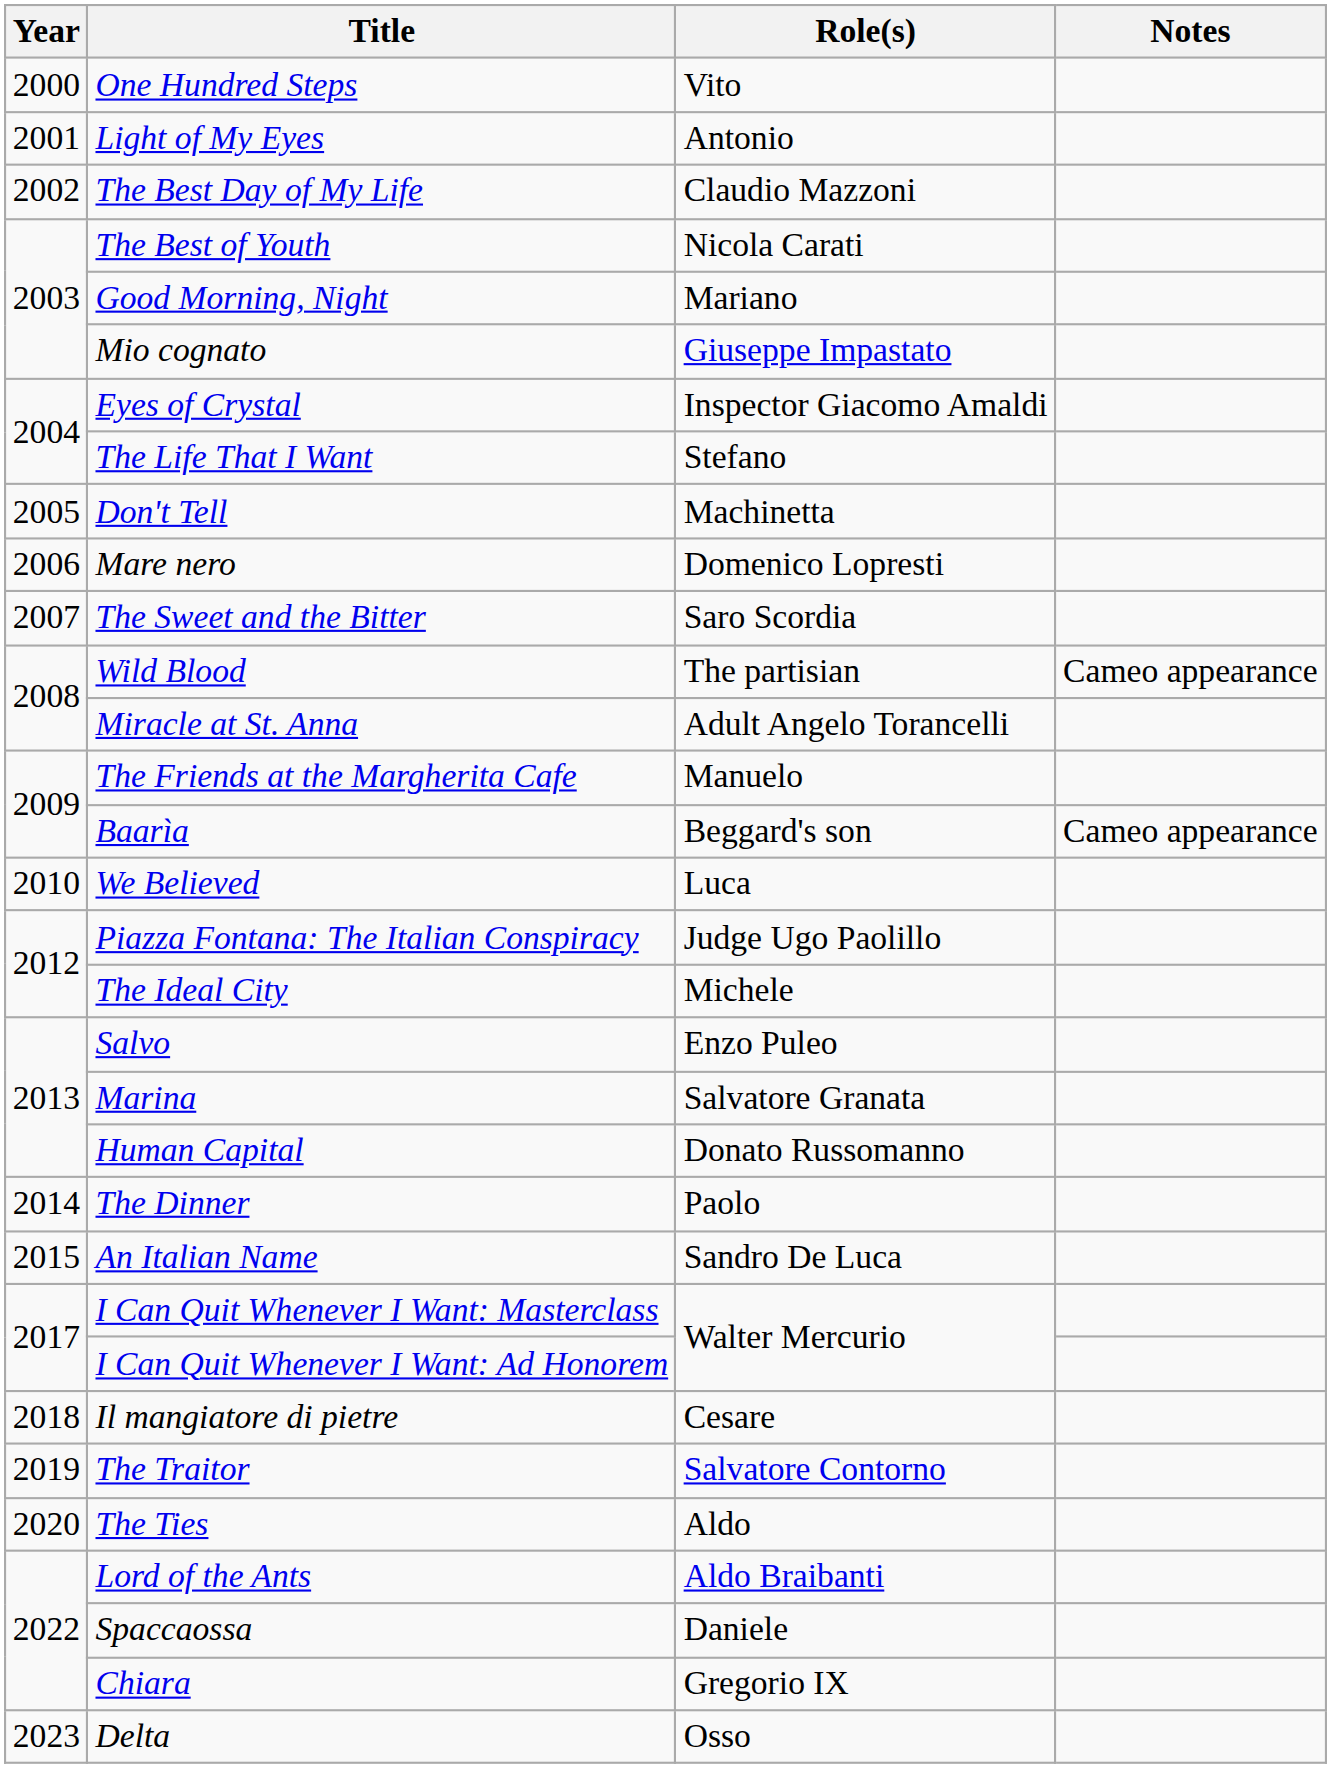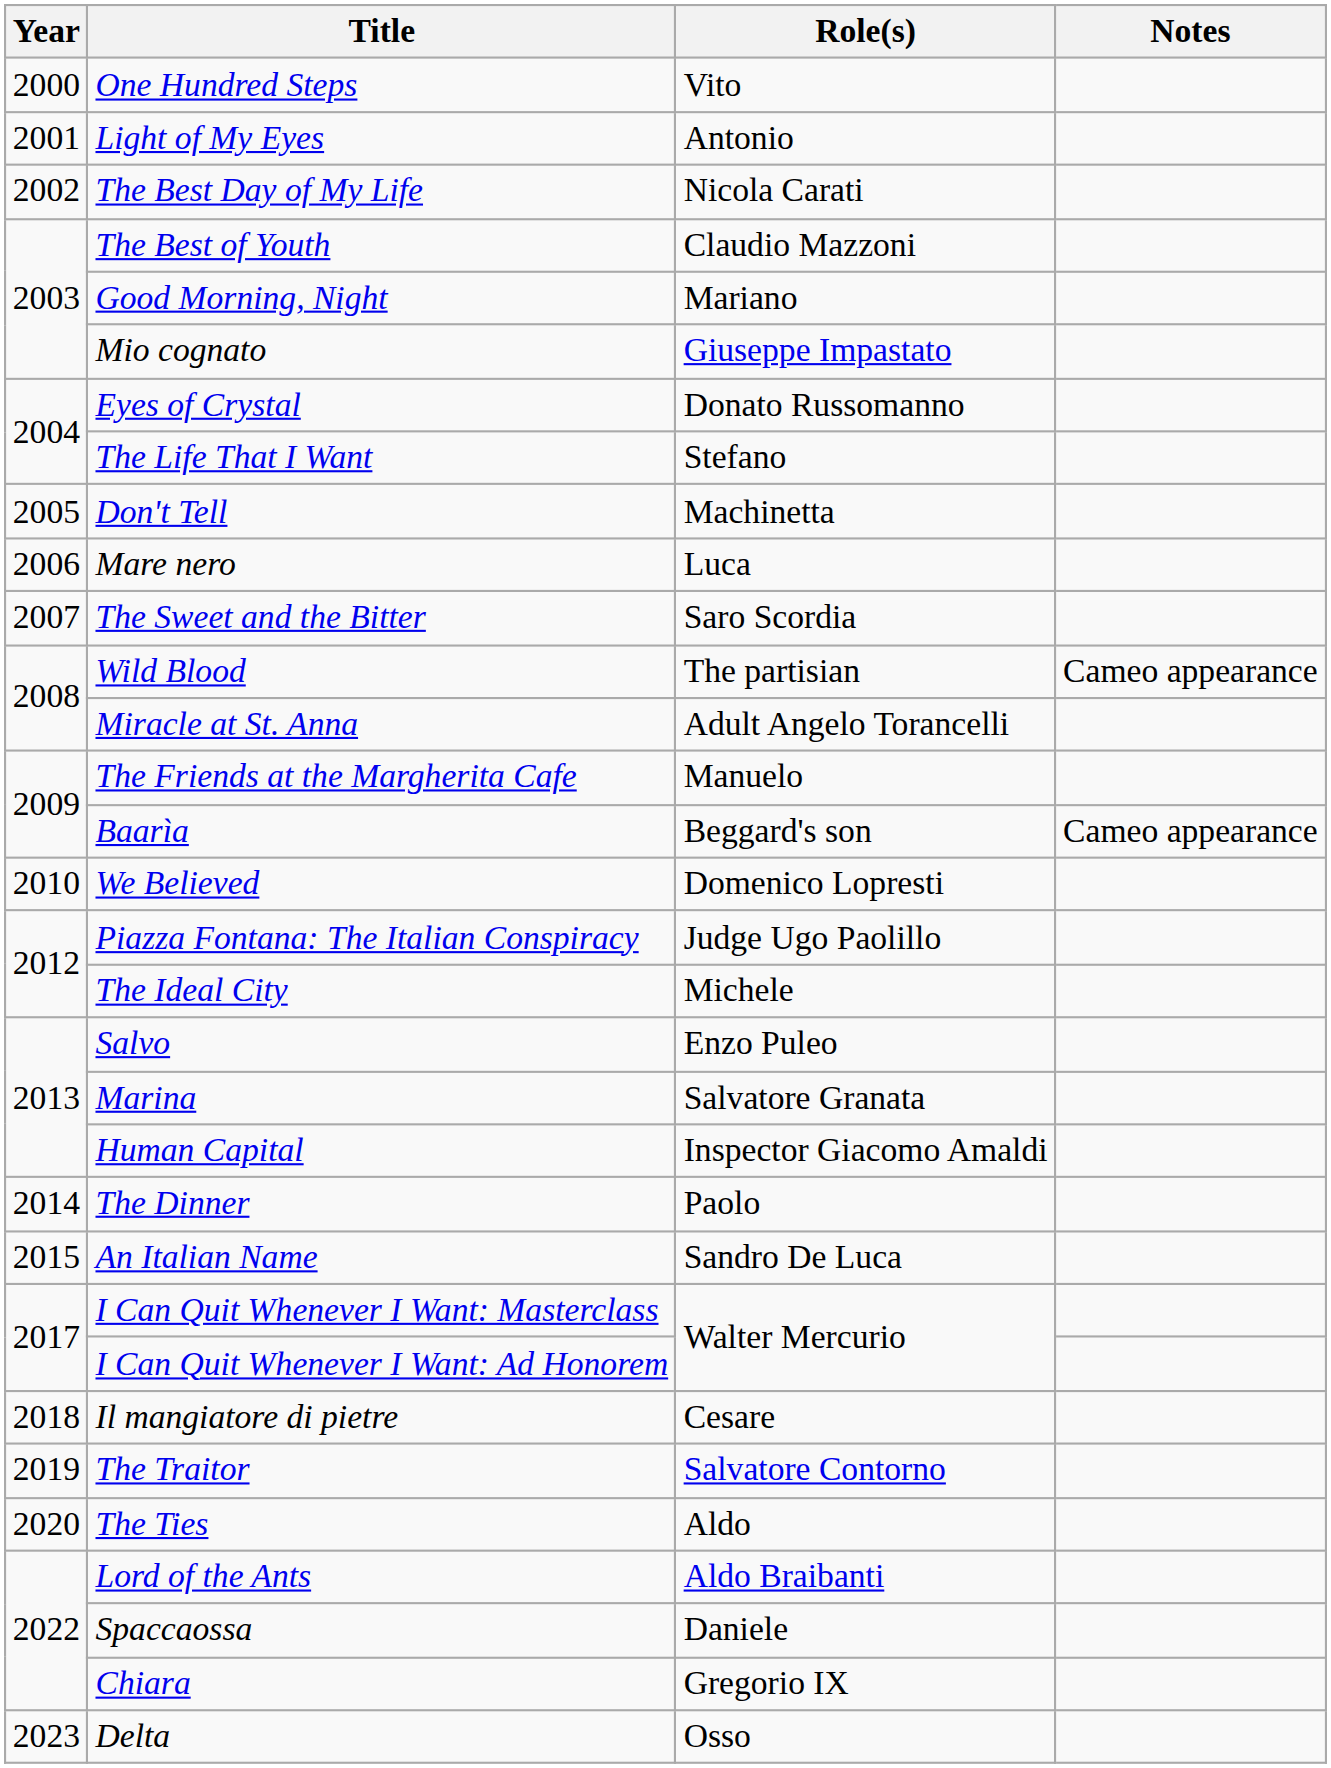(800, 191) Claudio Mazzoni -> (774, 191) Nicola Carati
(774, 244) Nicola Carati -> (800, 244) Claudio Mazzoni
(866, 404) Inspector Giacomo Amaldi -> (824, 404) Donato Russomanno
(814, 564) Domenico Lopresti -> (717, 564) Luca
(717, 883) Luca -> (814, 883) Domenico Lopresti
(824, 1150) Donato Russomanno -> (866, 1150) Inspector Giacomo Amaldi
